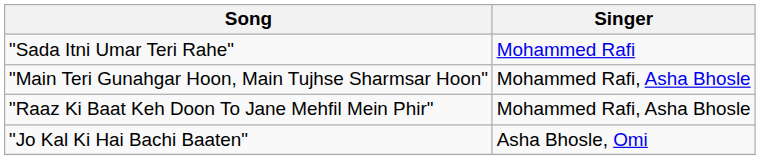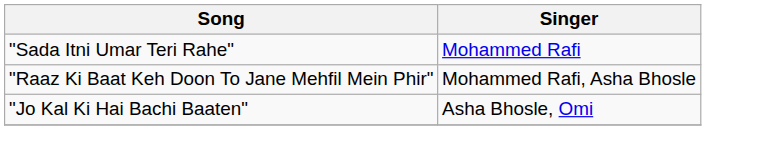- row: (248, 79)
